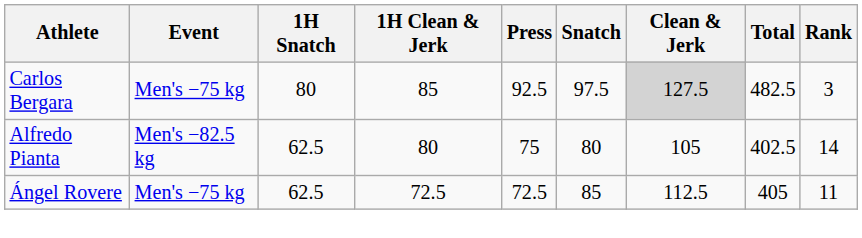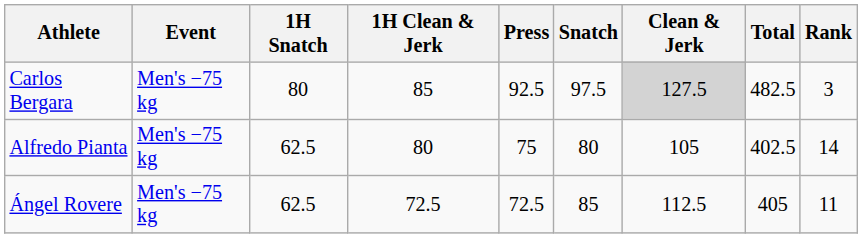(185, 147) Men's −82.5 kg -> (180, 147) Men's −75 kg
